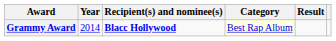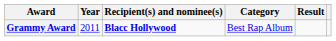(90, 28) 2014 -> (90, 28) 2011
(260, 28) lightyellow background -> (260, 28) no background
